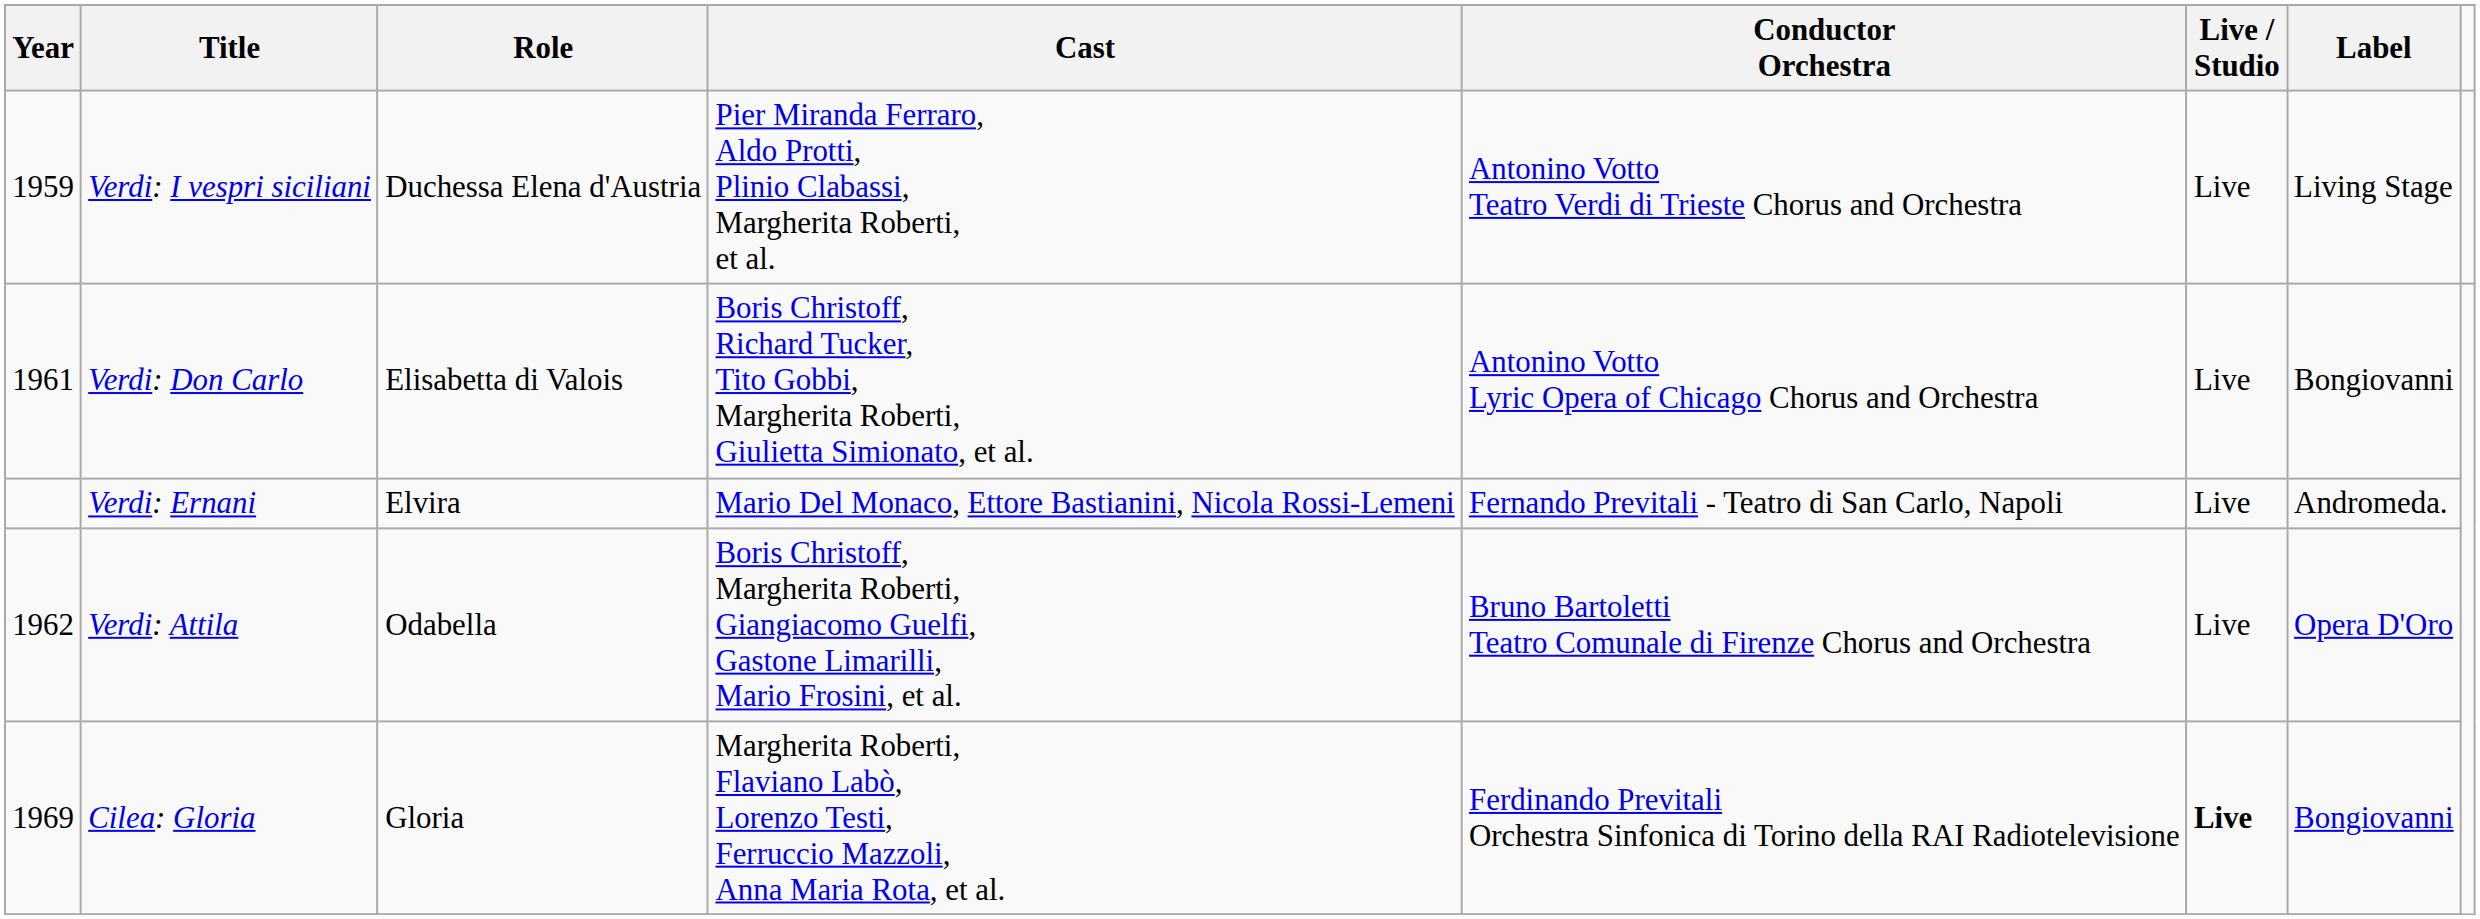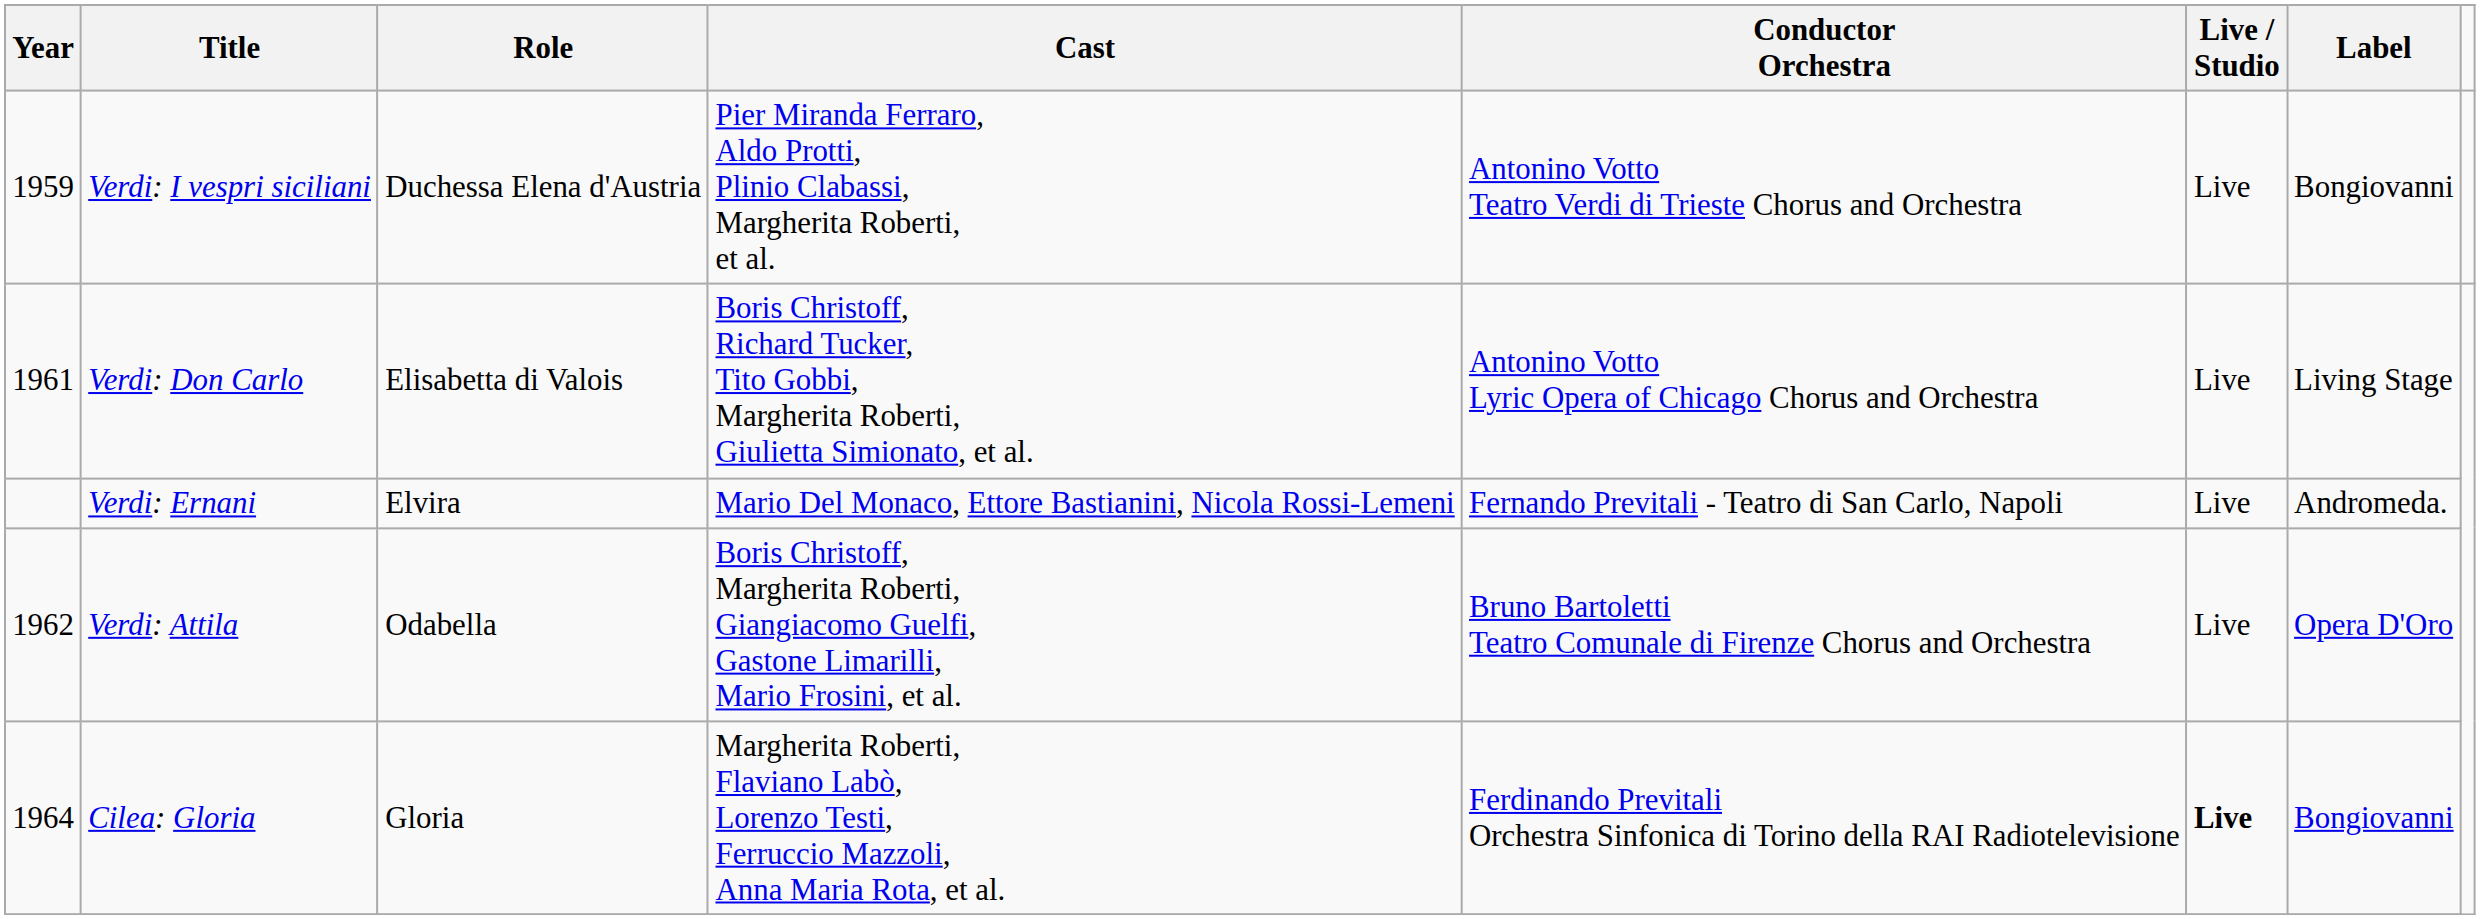(2373, 186) Living Stage -> (2374, 186) Bongiovanni
(2374, 380) Bongiovanni -> (2373, 380) Living Stage
(43, 816) 1969 -> (43, 816) 1964
